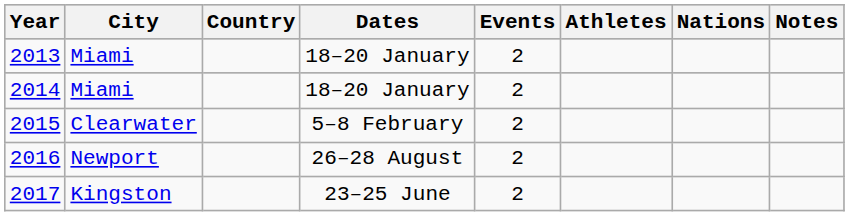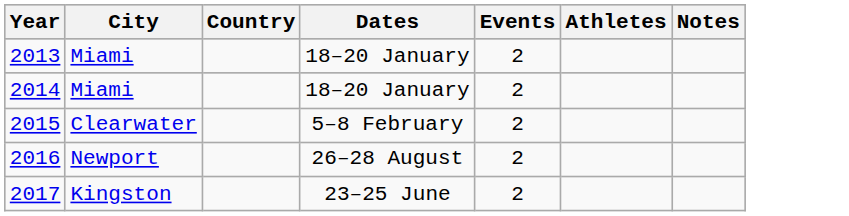- column: (721, 22)
